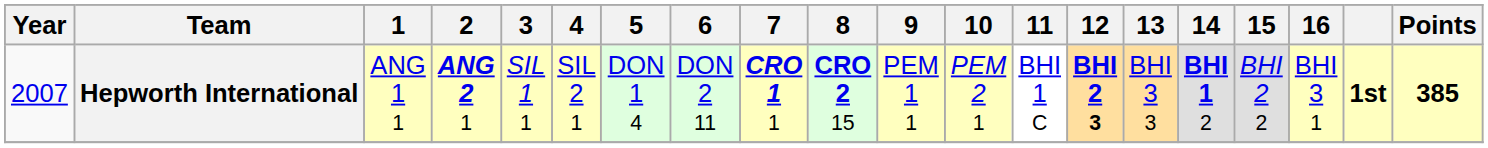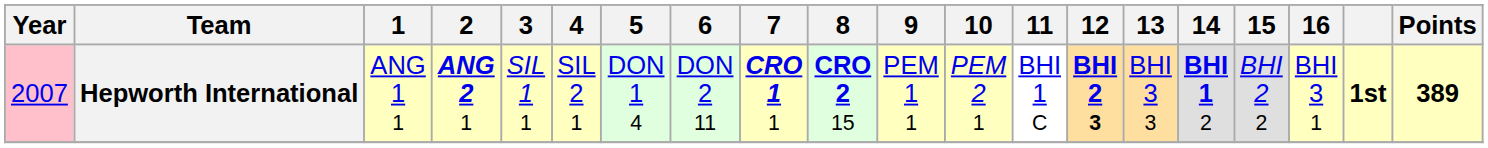(39, 93) no background -> (39, 93) pink background
(1438, 93) 385 -> (1438, 93) 389
